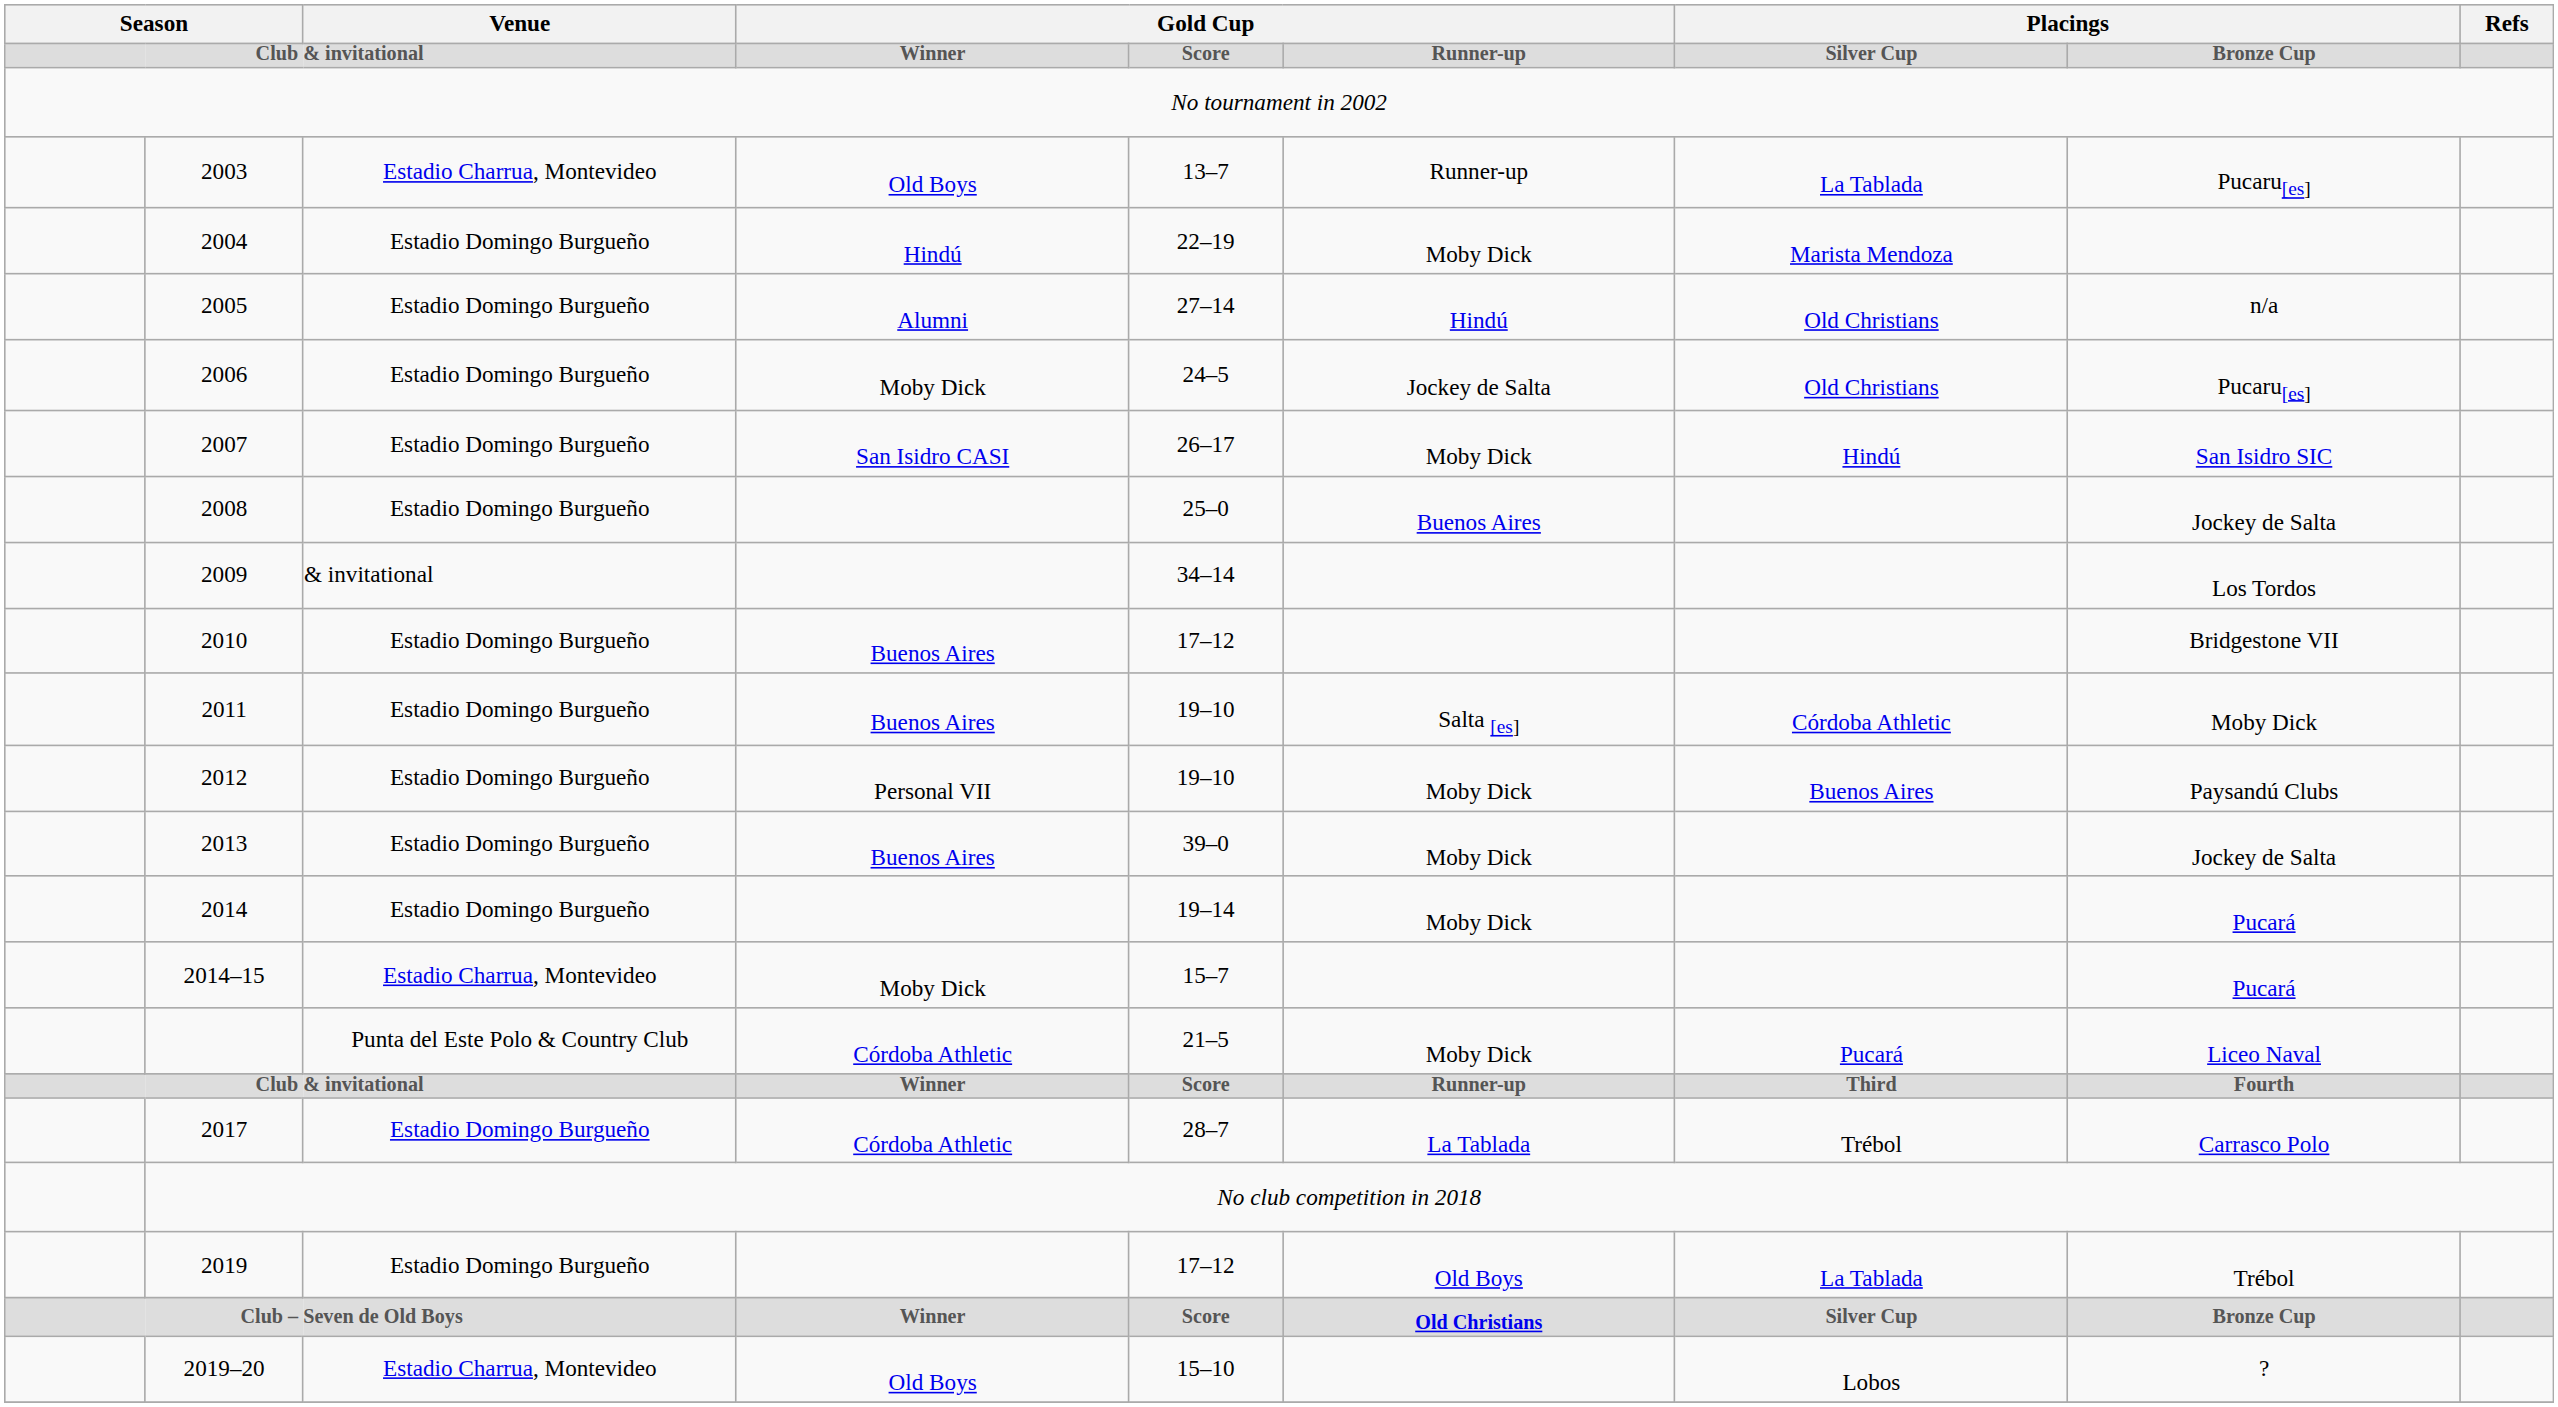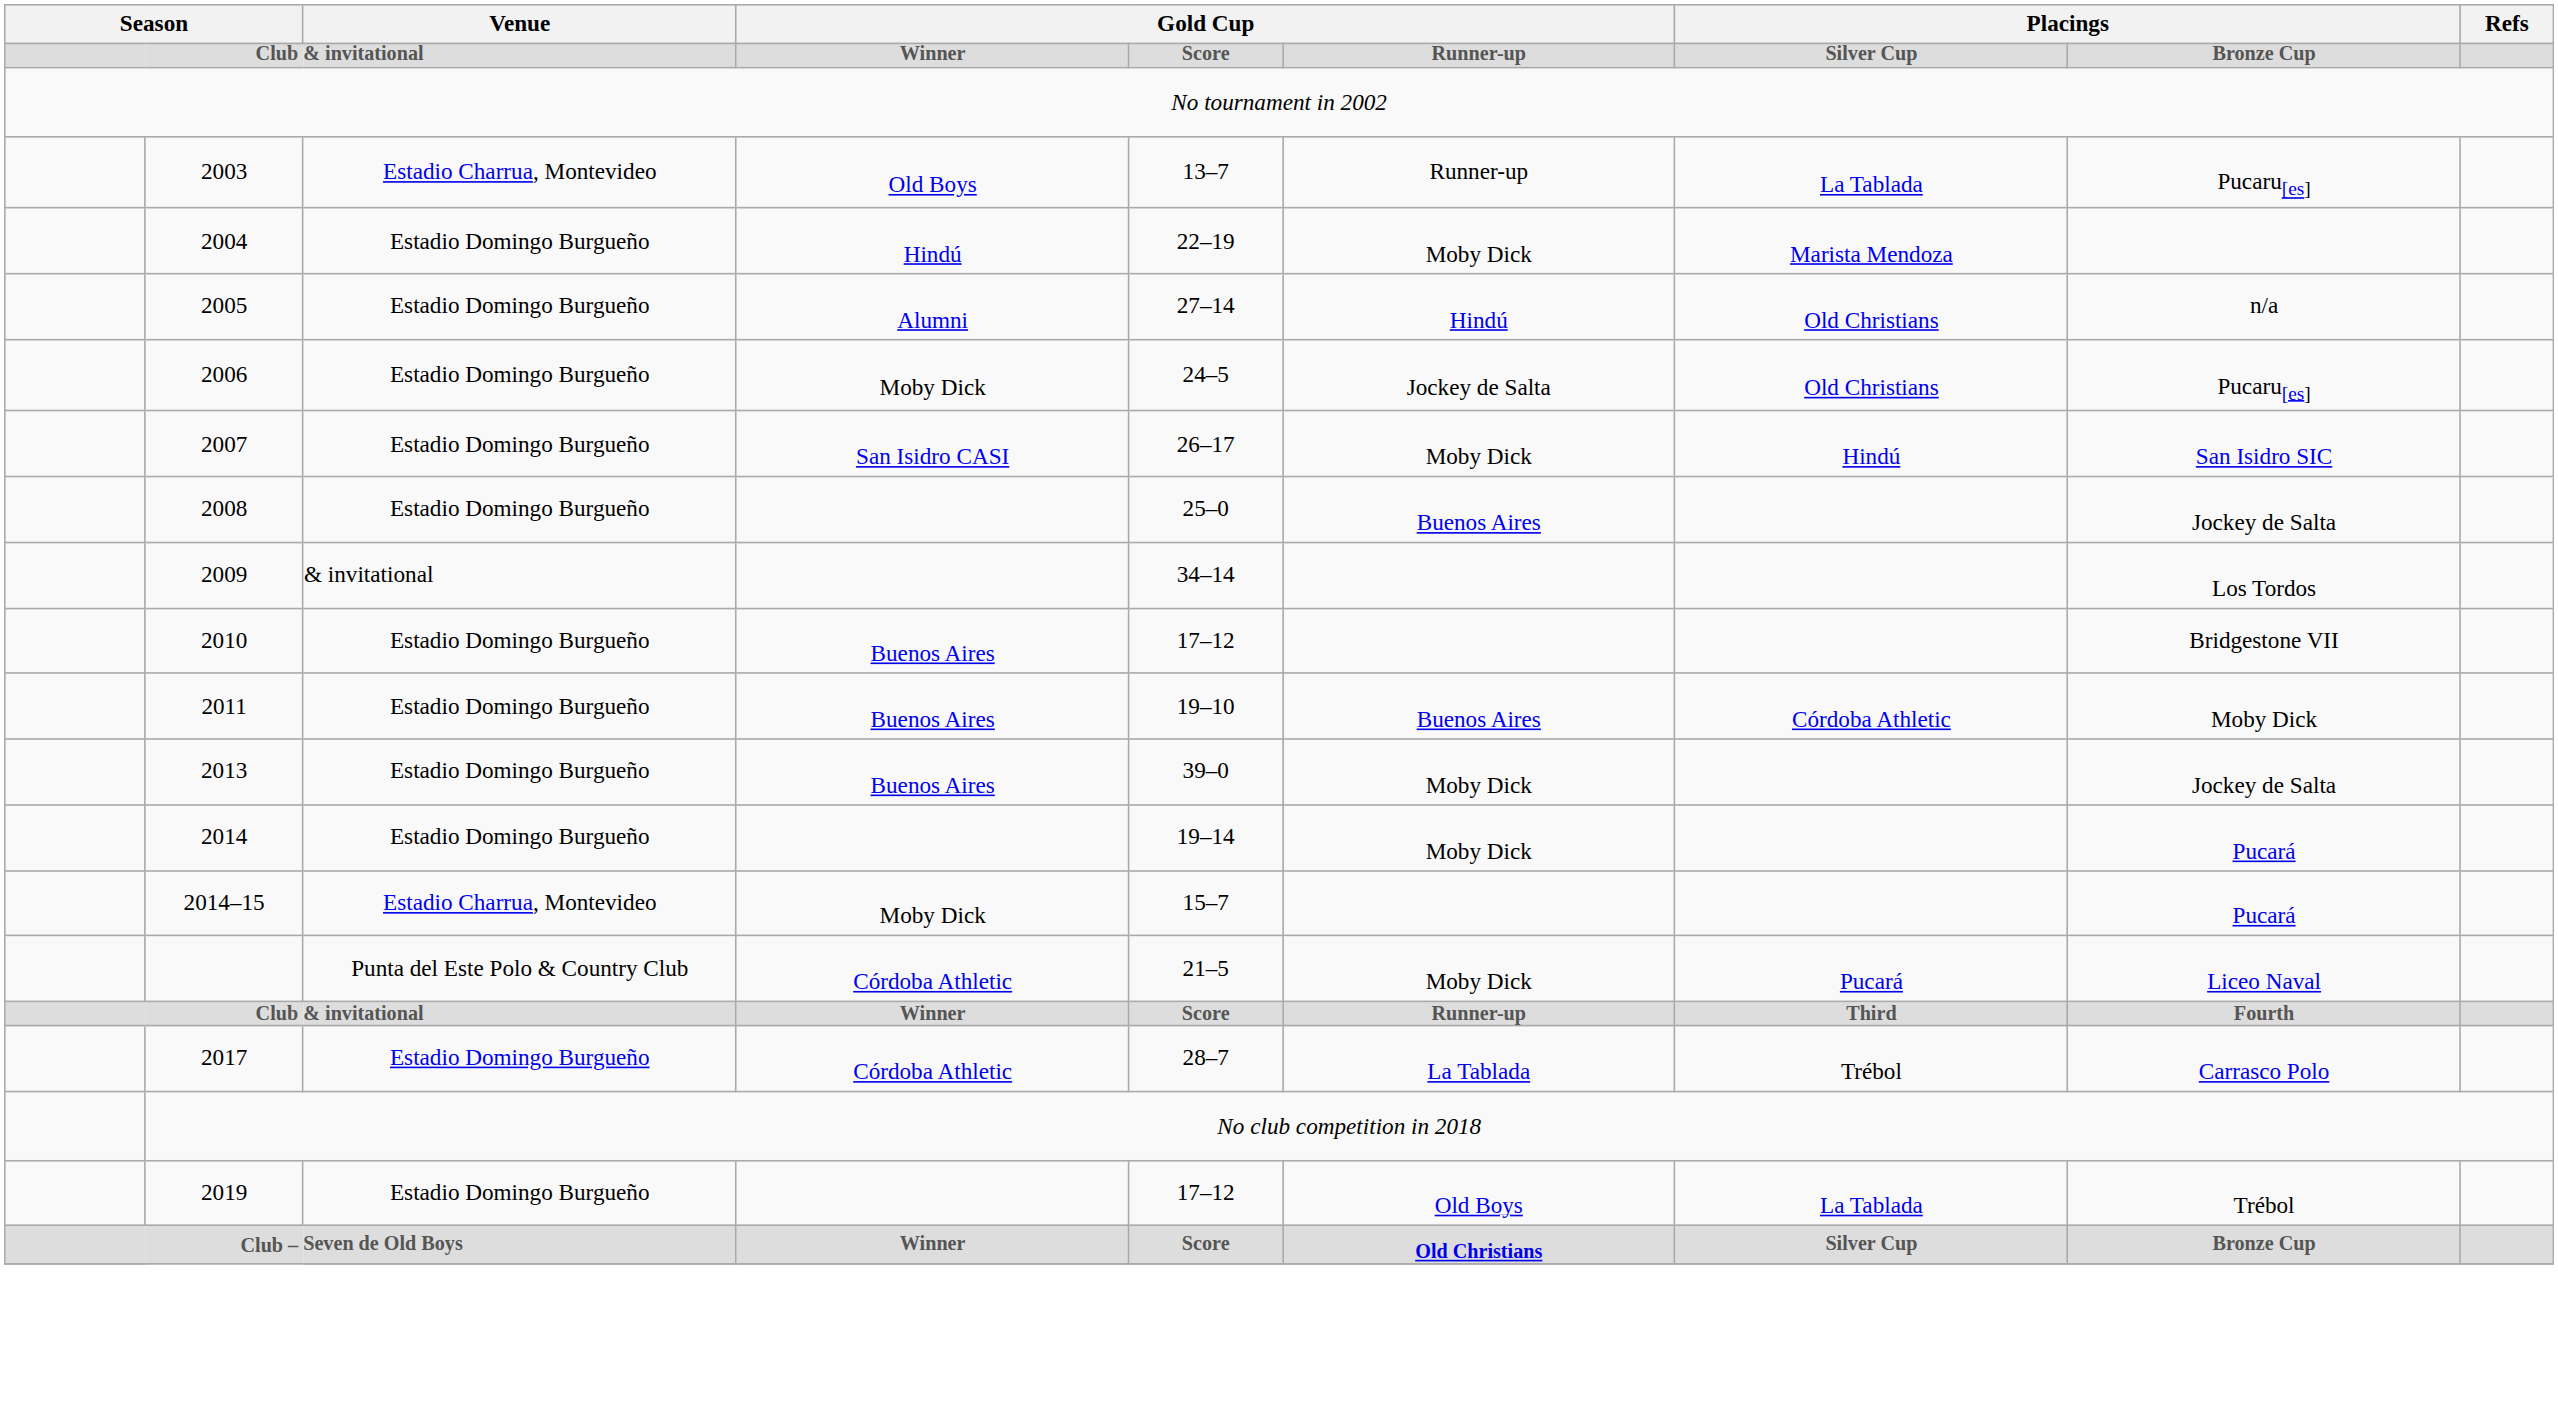(1479, 723) Salta [es] -> (1479, 719) Buenos Aires
- row: (224, 778)
- row: (224, 1368)
